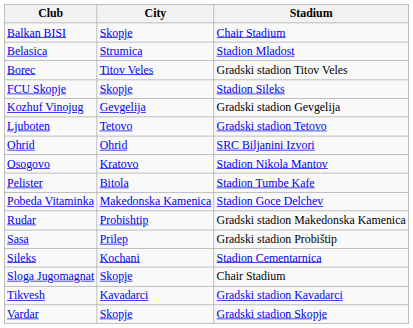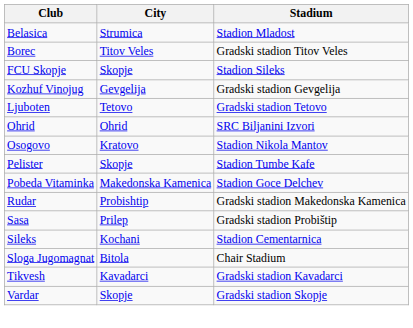- row: (37, 32)
(114, 182) Bitola -> (116, 164) Skopje
(116, 276) Skopje -> (114, 257) Bitola
